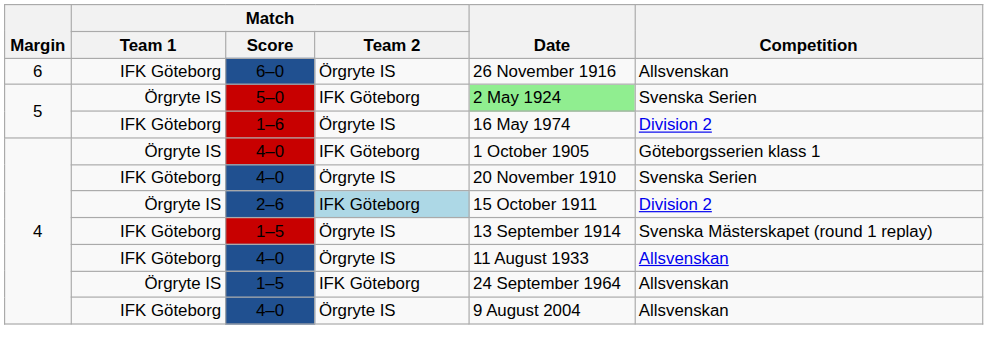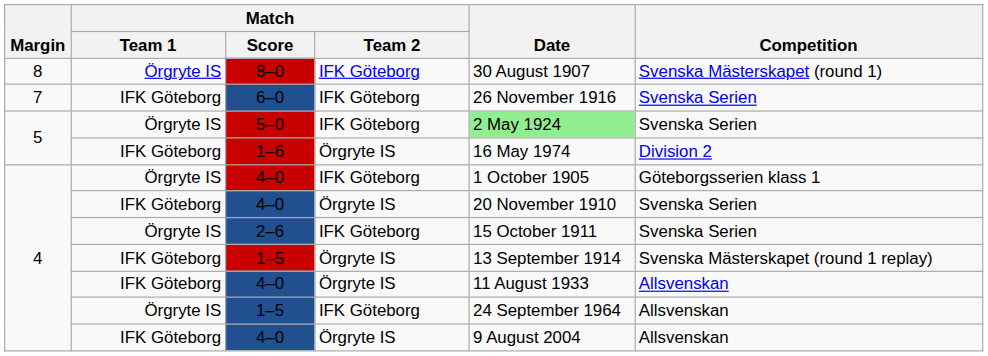+ row: (183, 72)
(38, 72) 6 -> (38, 98) 7
(357, 72) Örgryte IS -> (369, 98) IFK Göteborg
(684, 72) Allsvenskan -> (698, 98) Svenska Serien
(369, 205) lightblue background -> (369, 231) no background
(675, 205) Division 2 -> (698, 231) Svenska Serien
